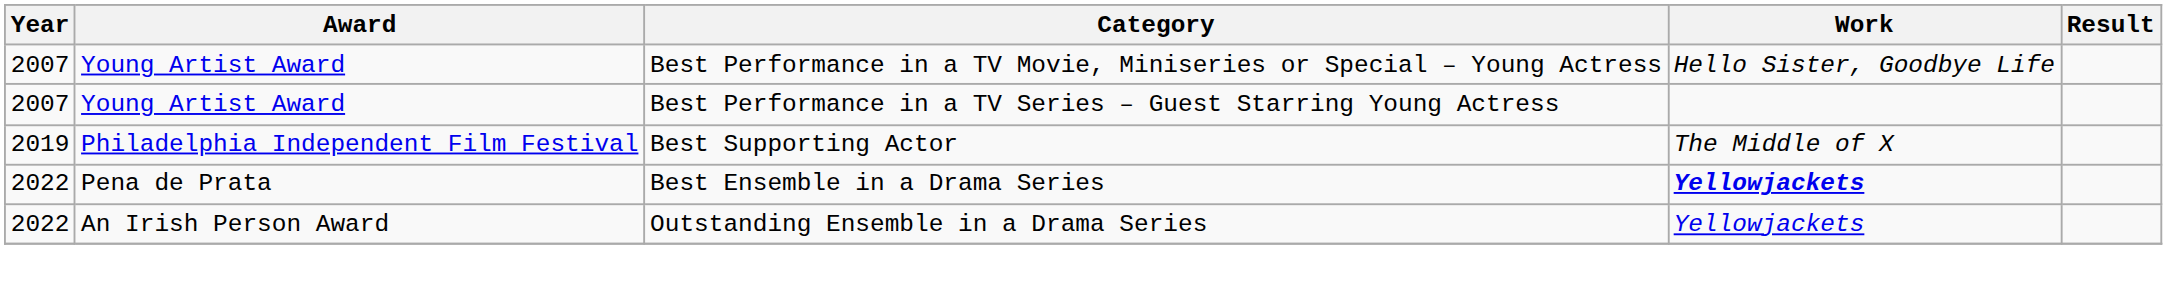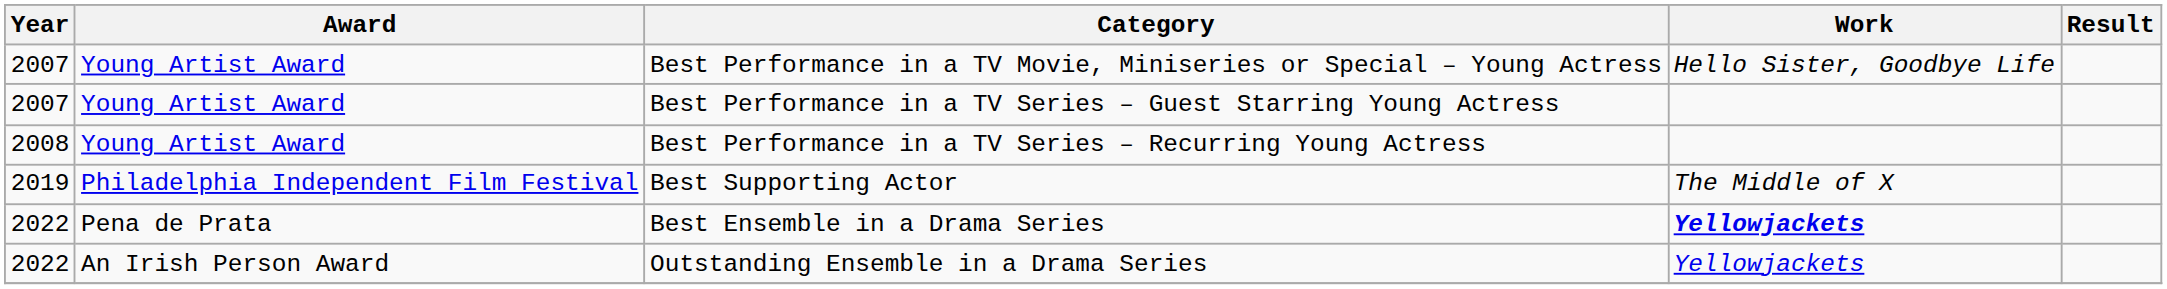+ row: (1068, 144)
